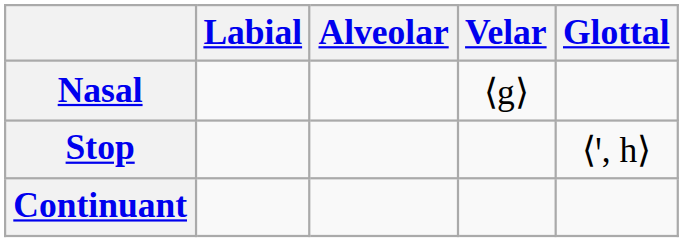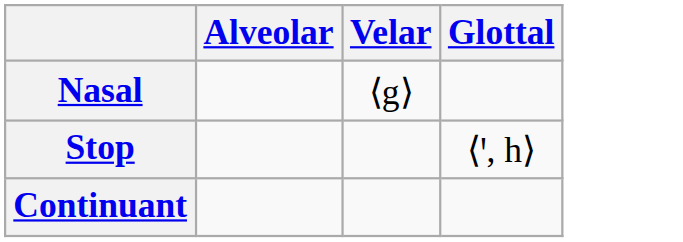- column: (253, 32)
